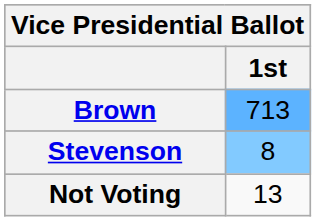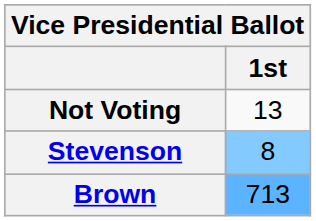rows swapped: (115, 109) <-> (115, 194)
